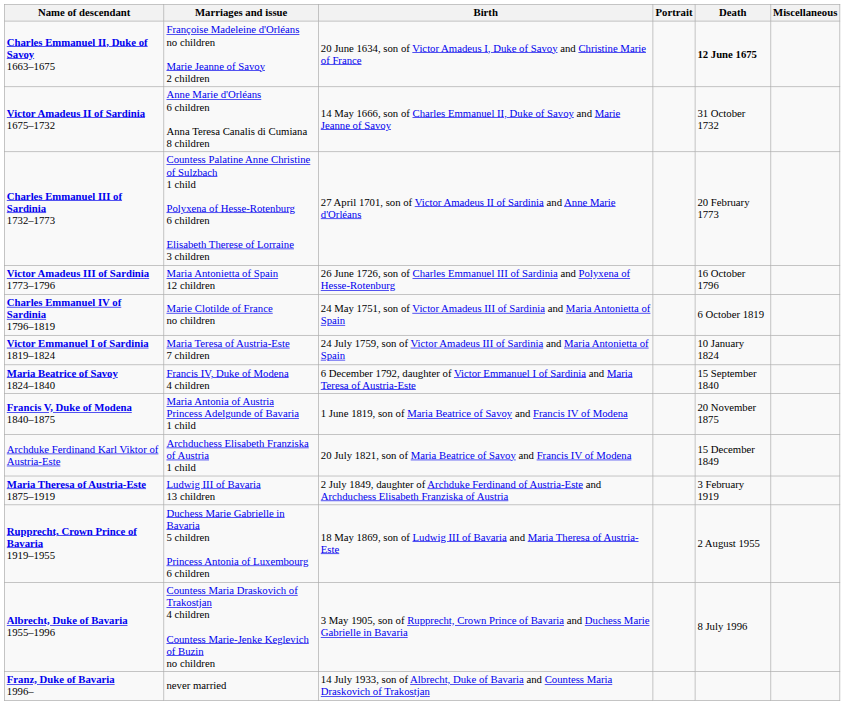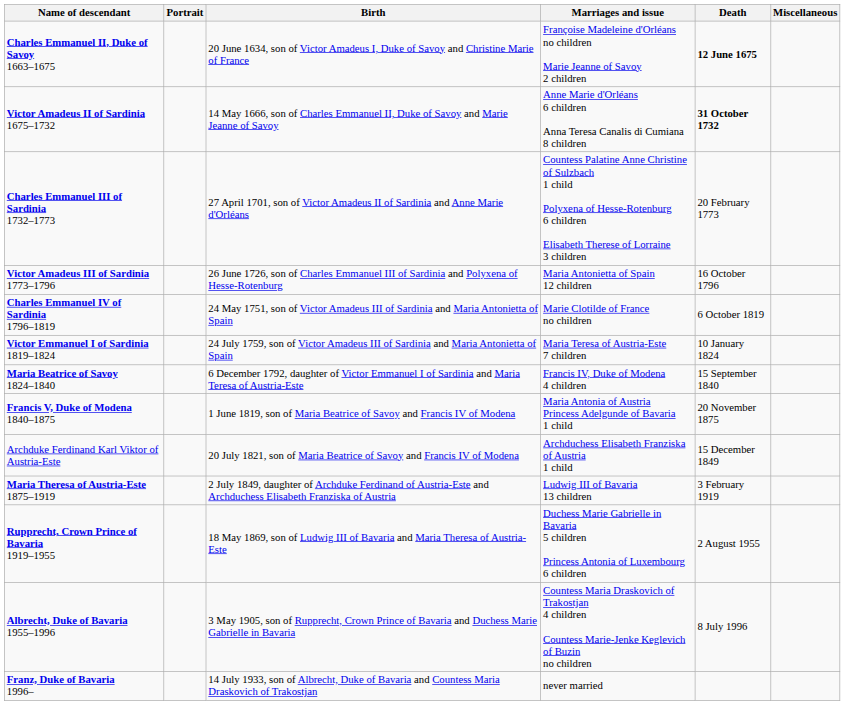columns swapped: (674, 13) <-> (241, 13)
(721, 119) normal -> (723, 119) bold
